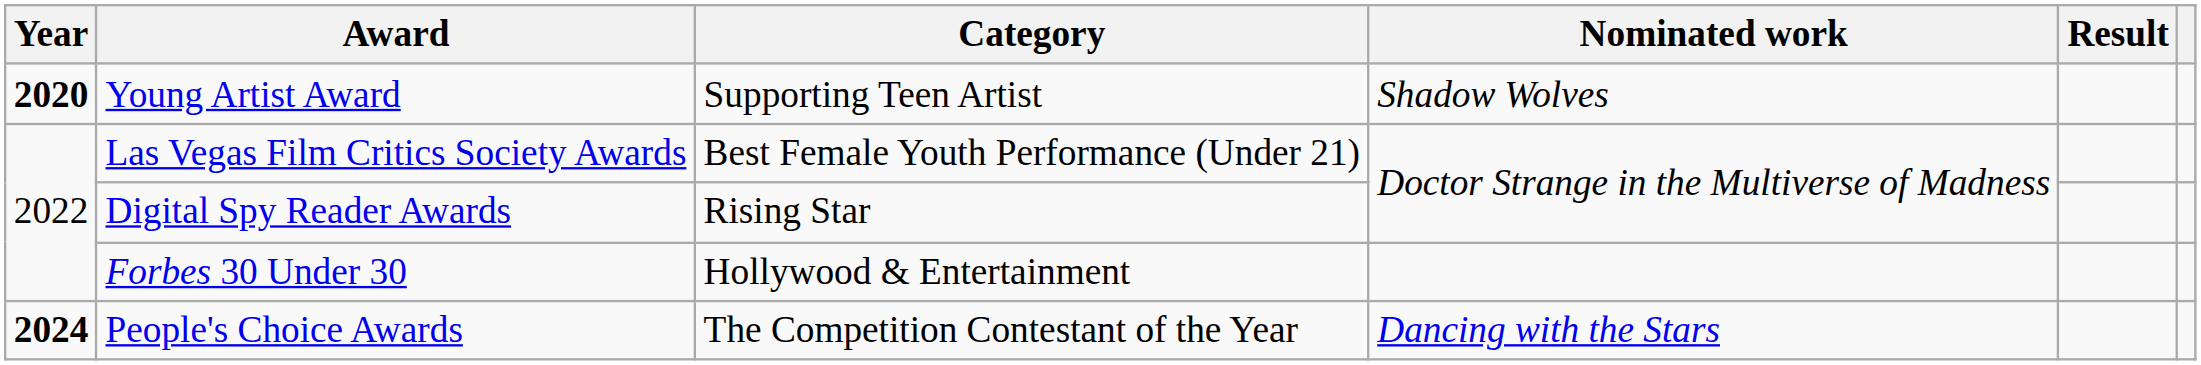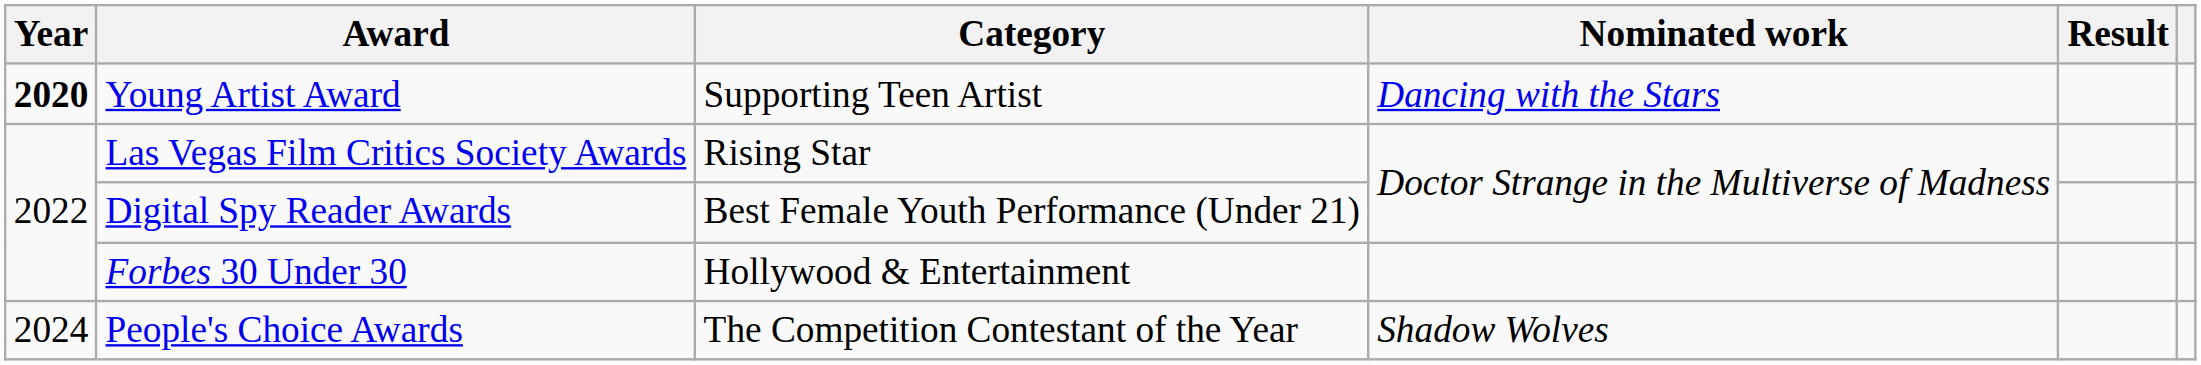(1493, 93) Shadow Wolves -> (1549, 93) Dancing with the Stars
(1032, 152) Best Female Youth Performance (Under 21) -> (787, 152) Rising Star
(787, 211) Rising Star -> (1032, 211) Best Female Youth Performance (Under 21)
(51, 329) bold -> (51, 329) normal
(1549, 329) Dancing with the Stars -> (1493, 329) Shadow Wolves
